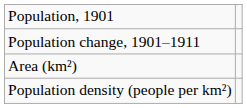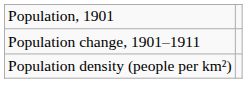- row: (42, 66)
